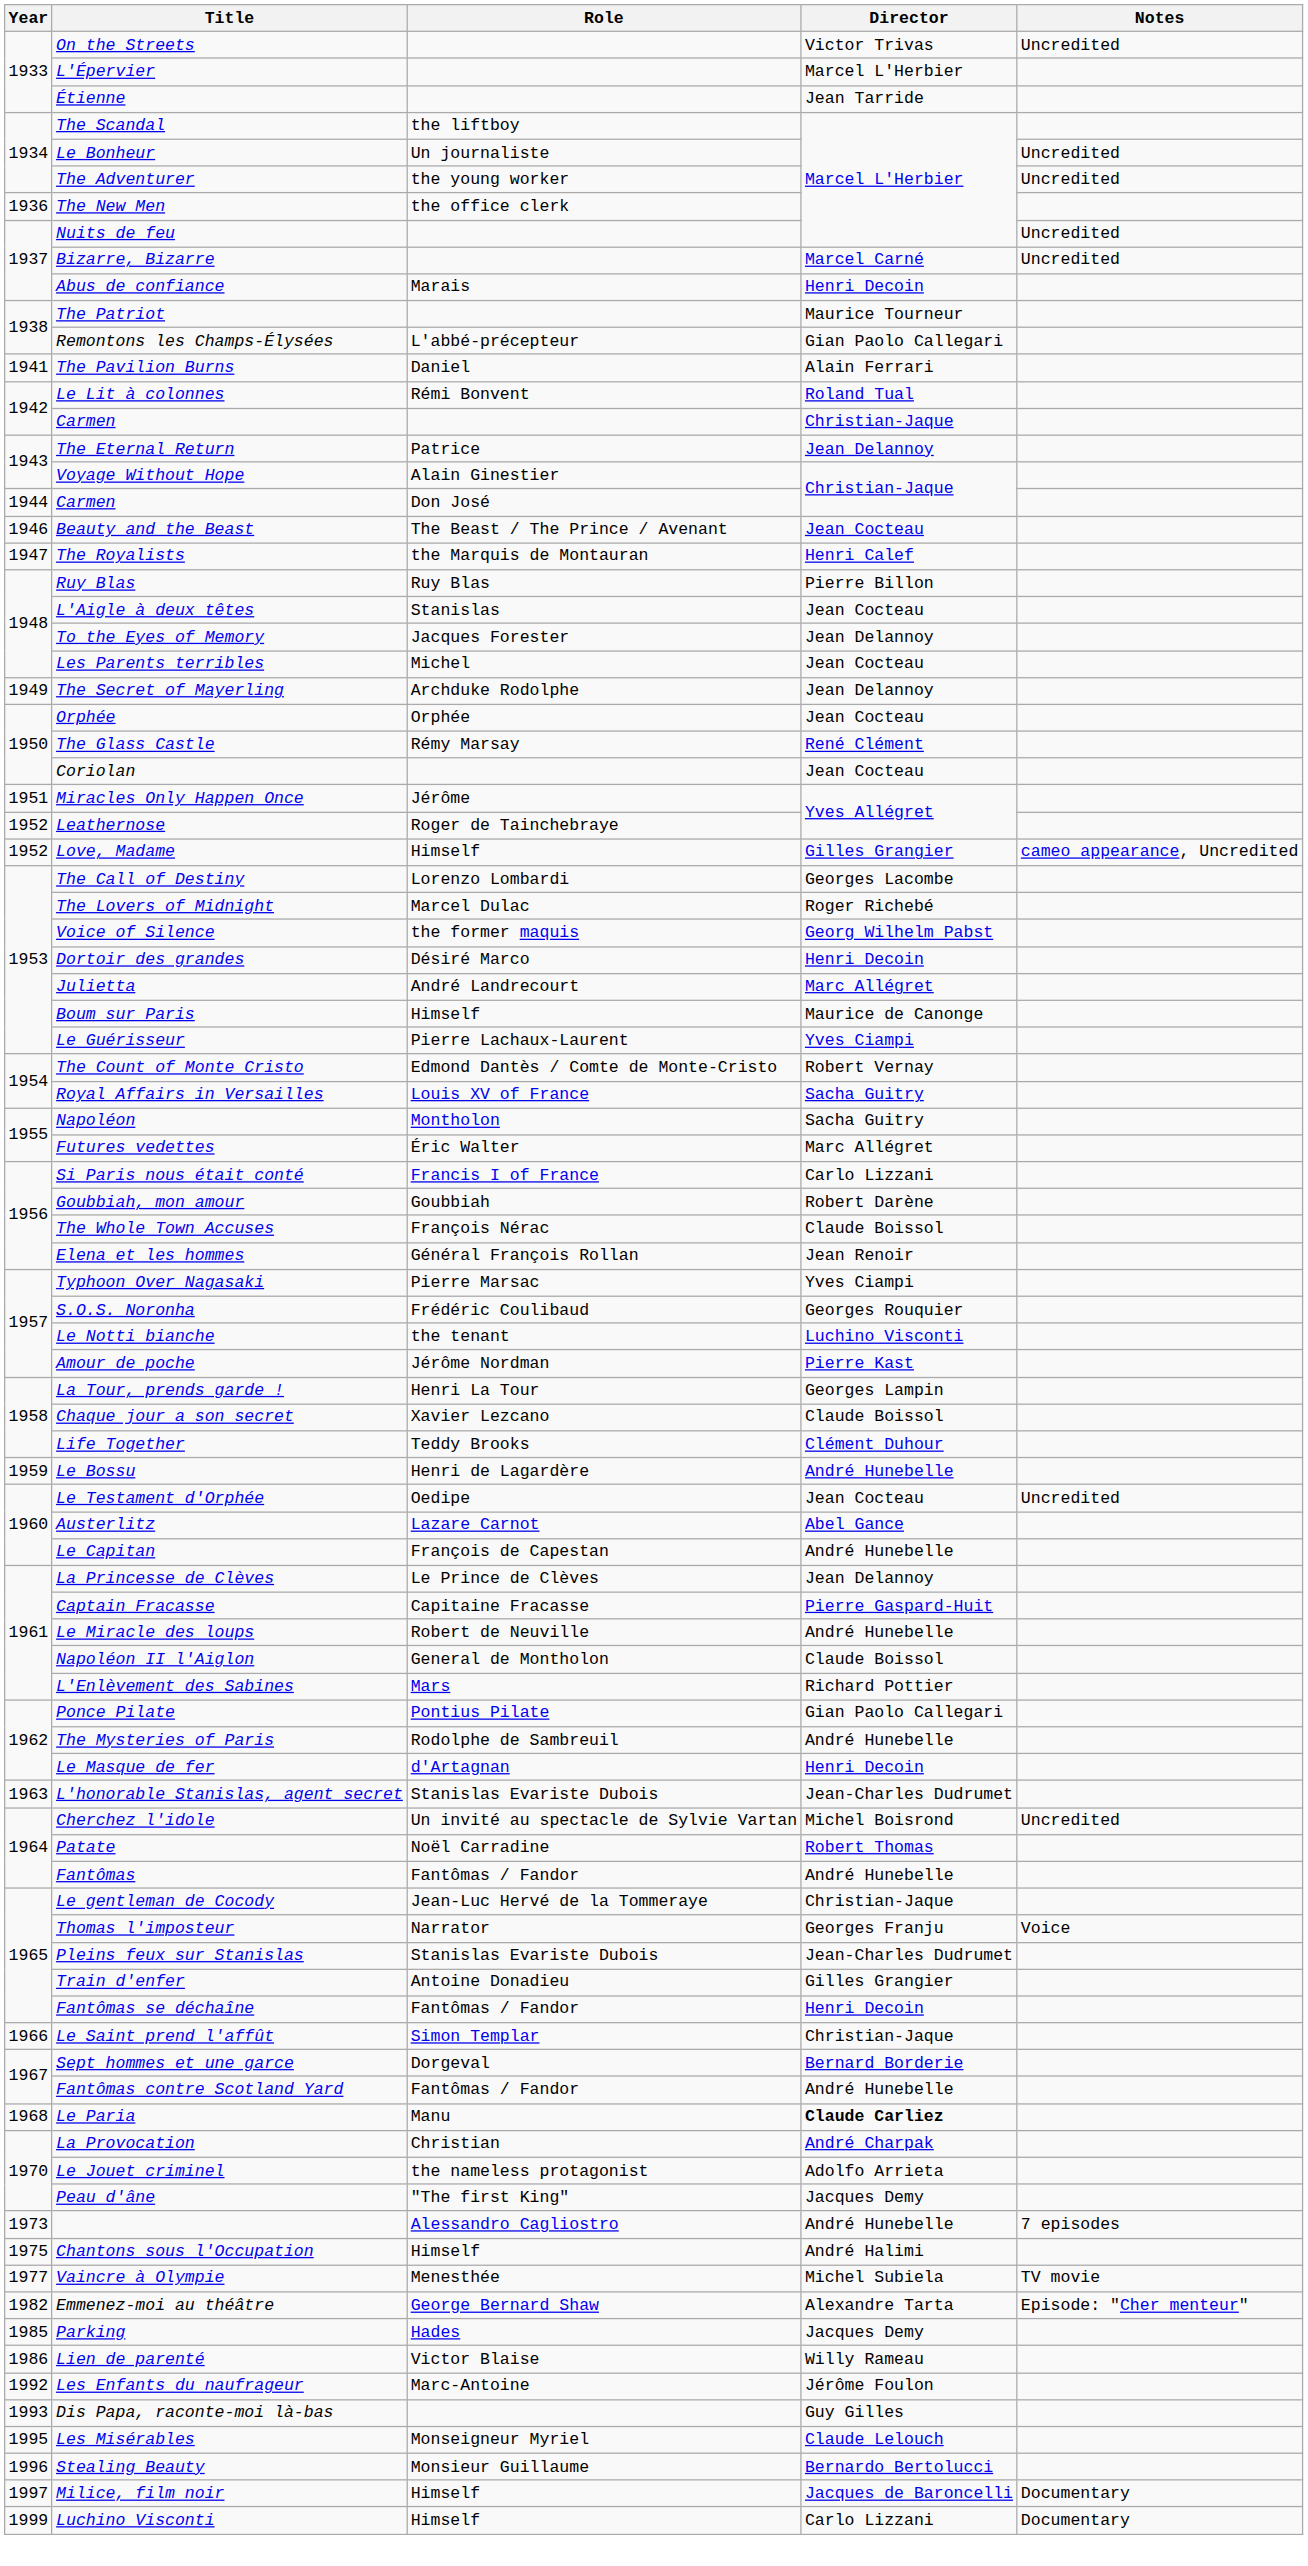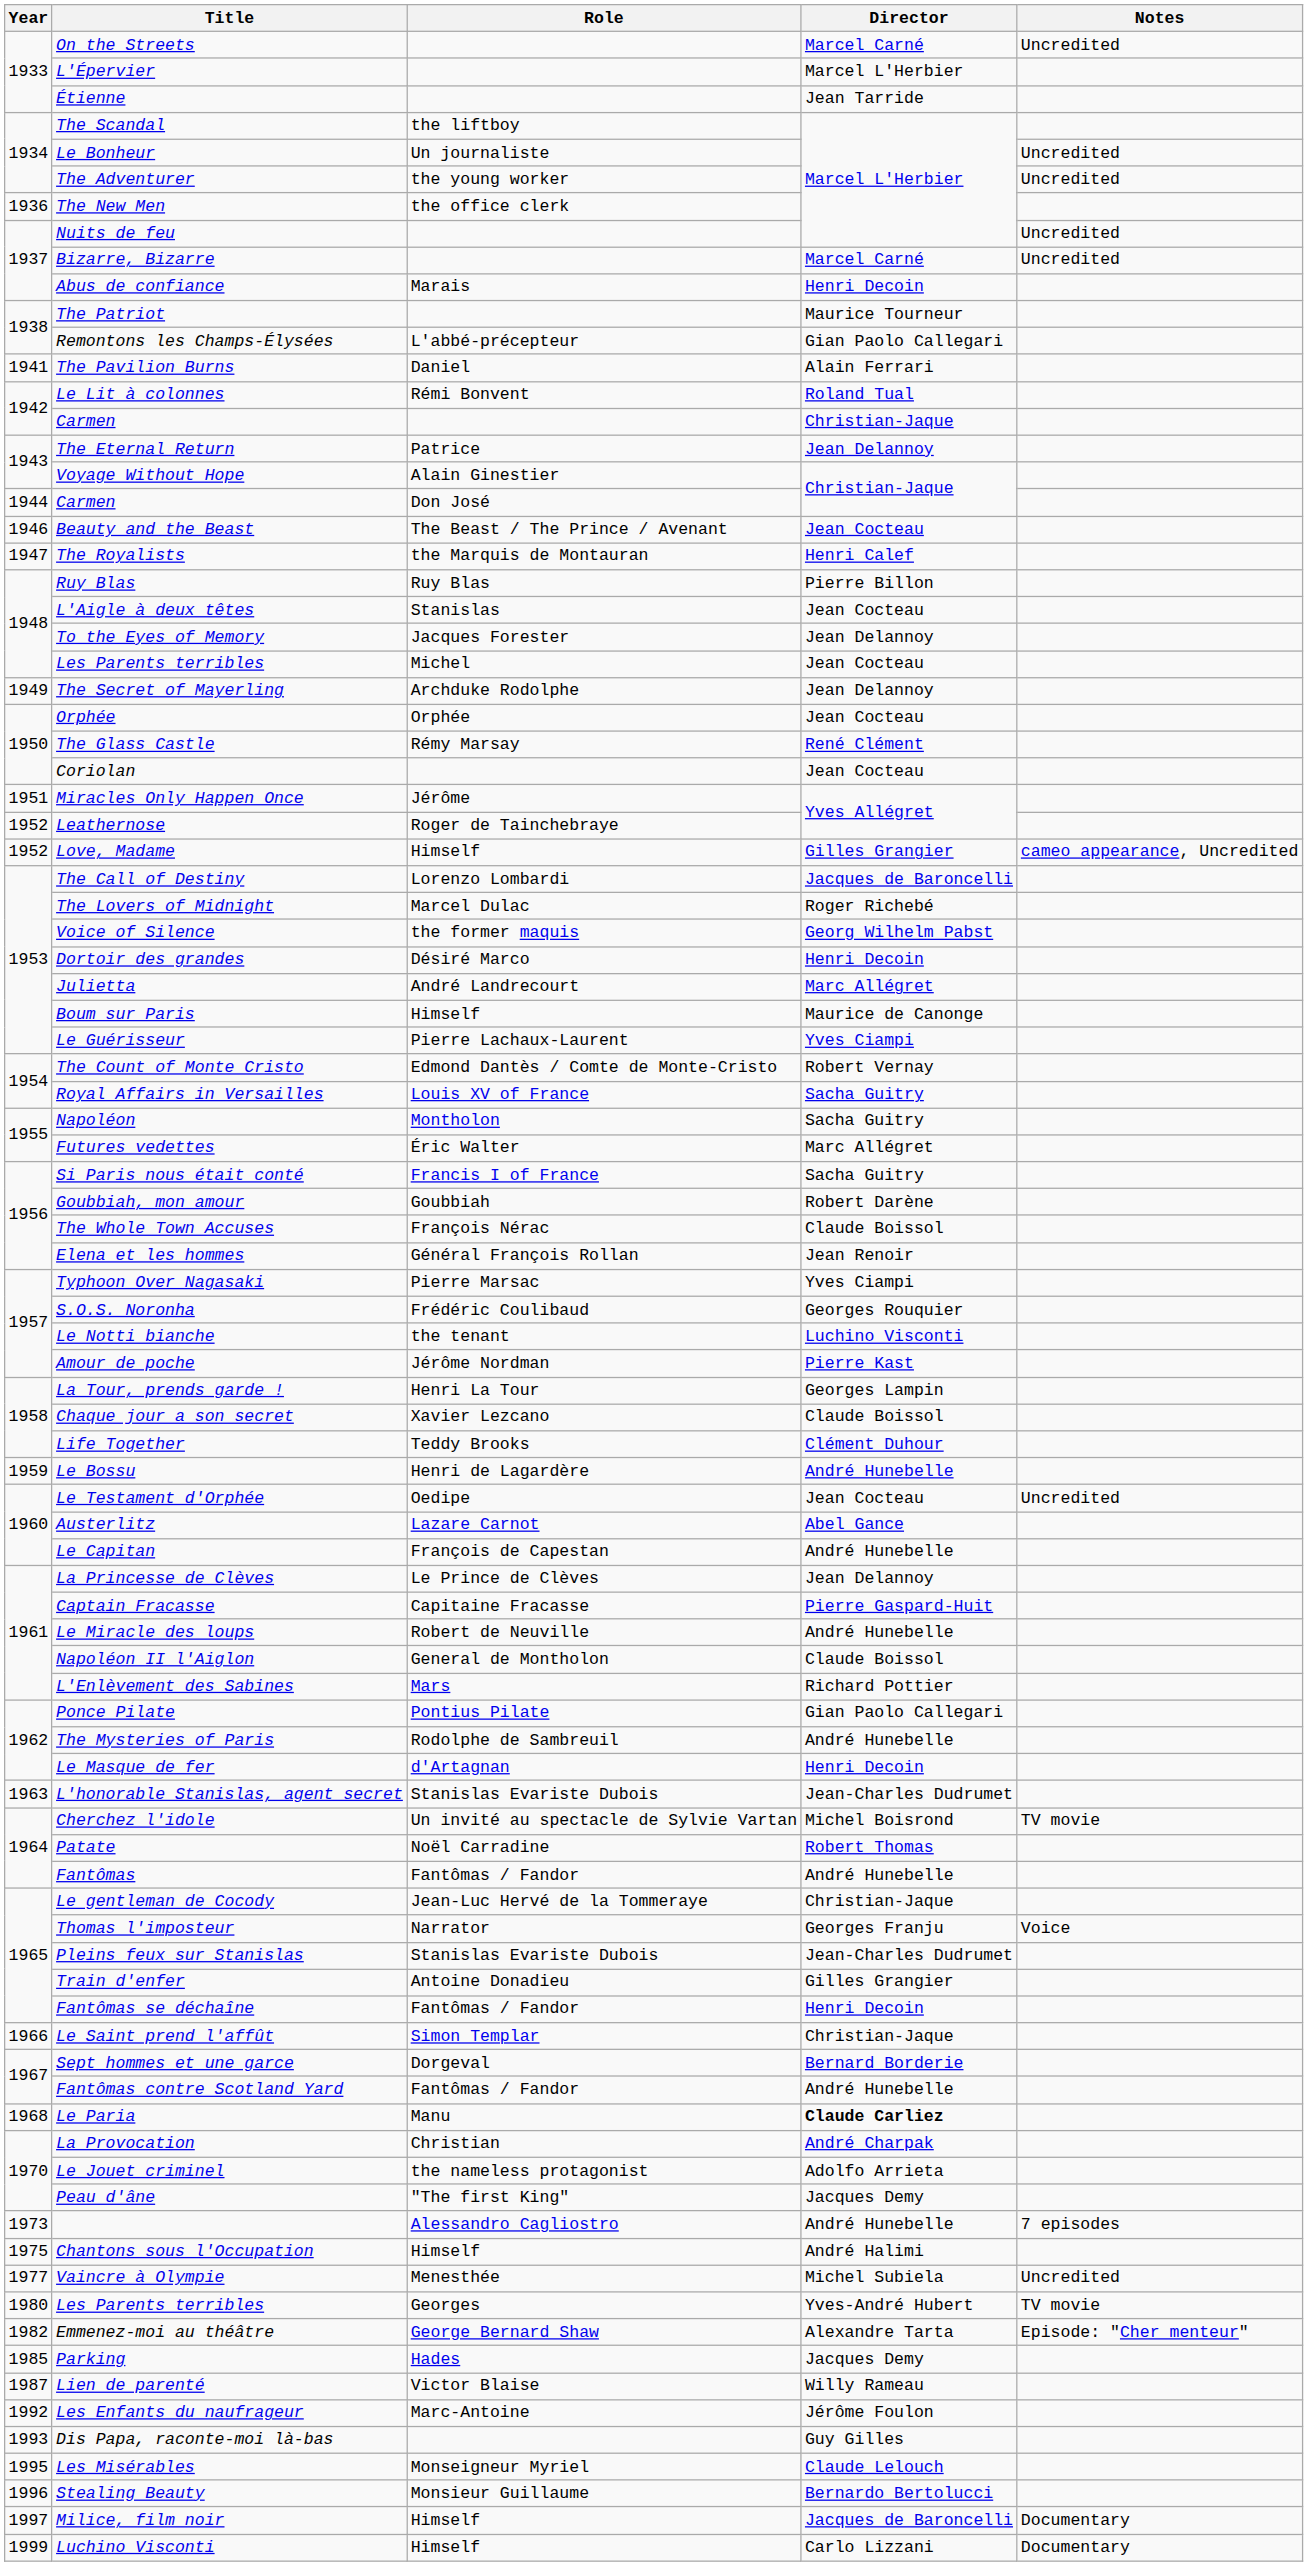(869, 45) Victor Trivas -> (864, 45) Marcel Carné
(879, 879) Georges Lacombe -> (909, 879) Jacques de Baroncelli
(869, 1175) Carlo Lizzani -> (864, 1175) Sacha Guitry
(1070, 1821) Uncredited -> (1061, 1821) TV movie
(1061, 2278) TV movie -> (1070, 2278) Uncredited
+ row: (160, 2305)
(28, 2359) 1986 -> (28, 2386) 1987
